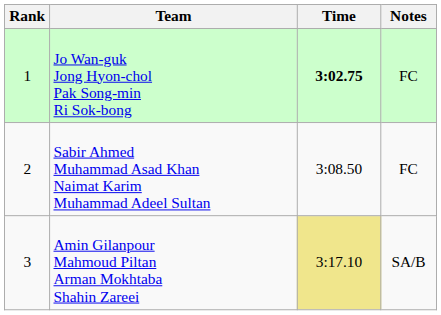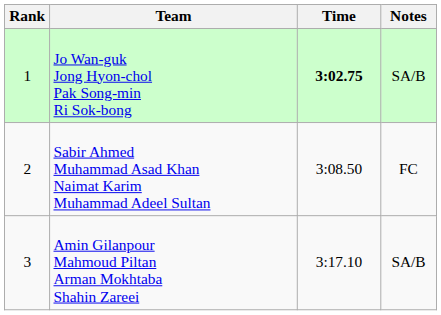(408, 75) FC -> (408, 75) SA/B
(339, 262) khaki background -> (339, 262) no background
